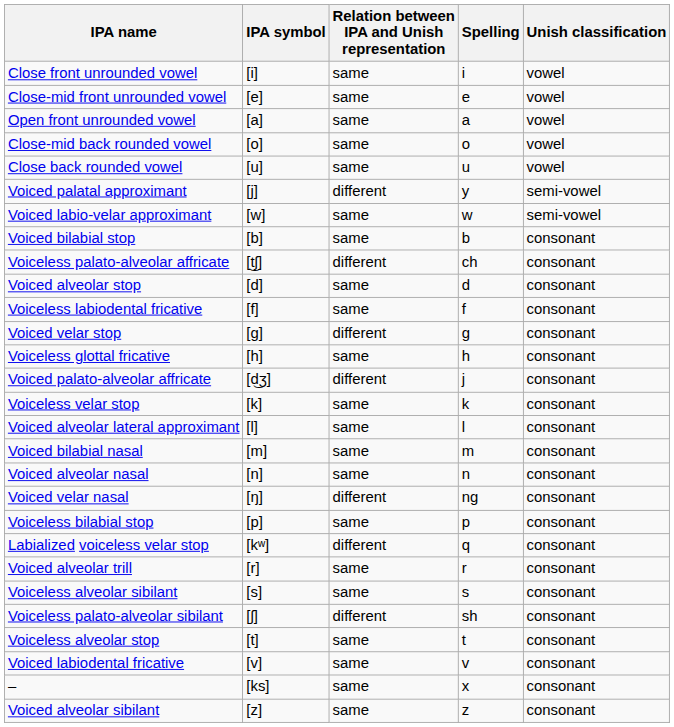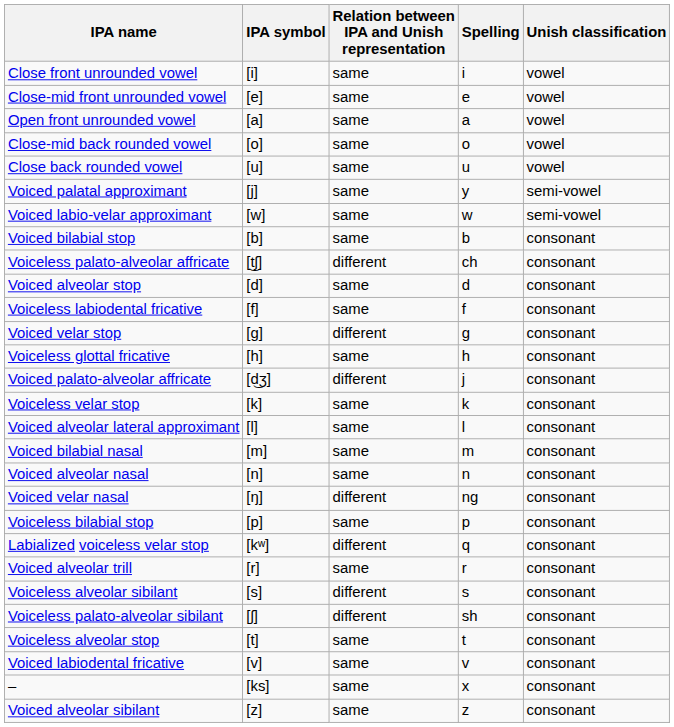(359, 191) different -> (351, 191) same
(351, 592) same -> (359, 592) different
